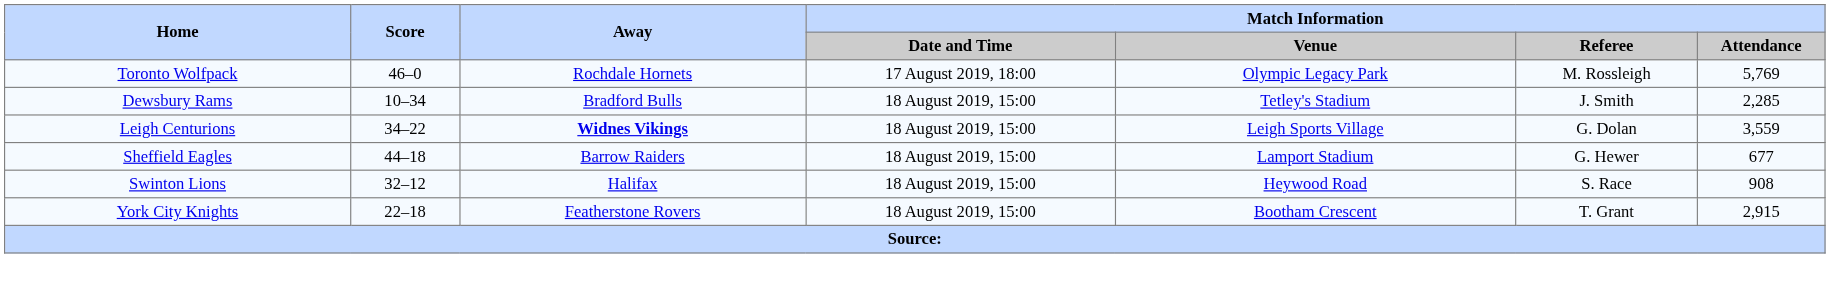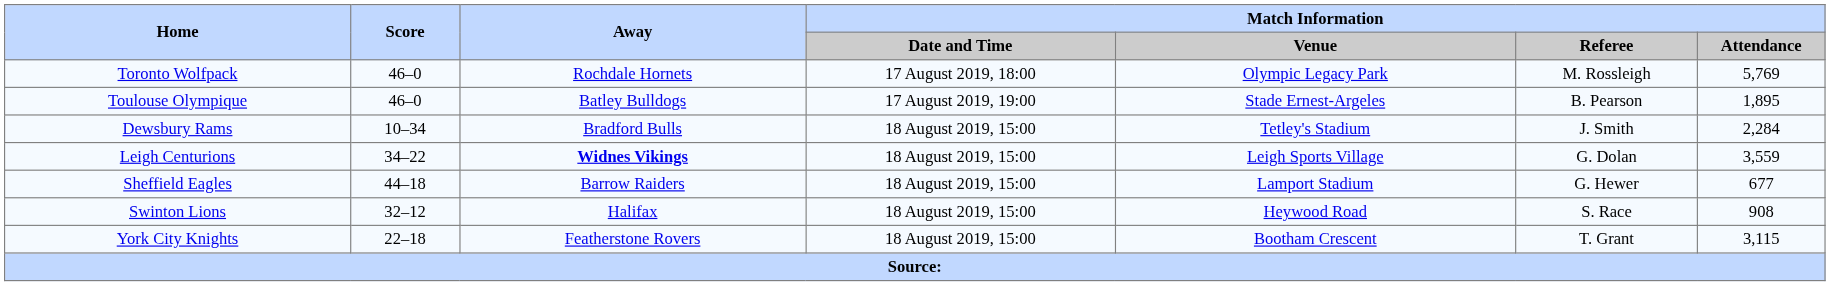+ row: (178, 101)
(1761, 101) 2,285 -> (1761, 128) 2,284
(1761, 211) 2,915 -> (1761, 239) 3,115
